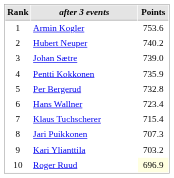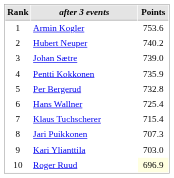(153, 104) 723.4 -> (153, 104) 725.4
(153, 150) 703.2 -> (153, 150) 703.0
